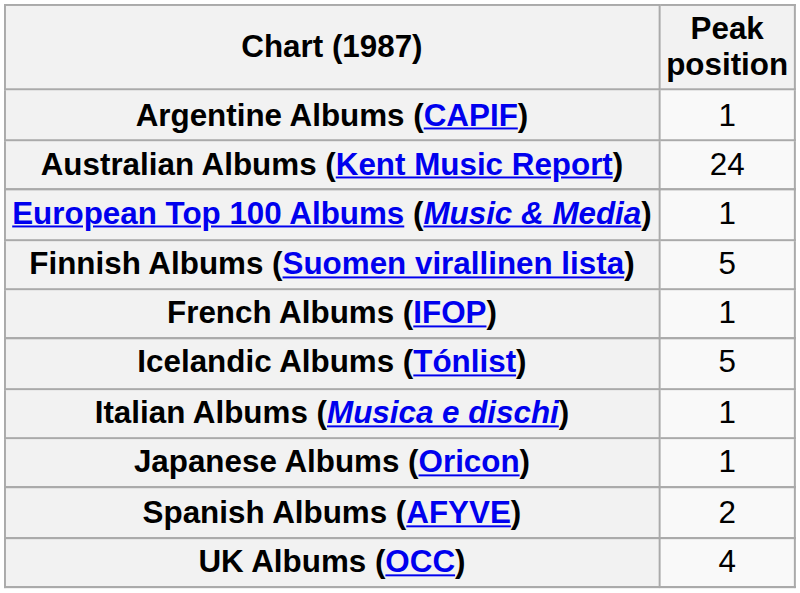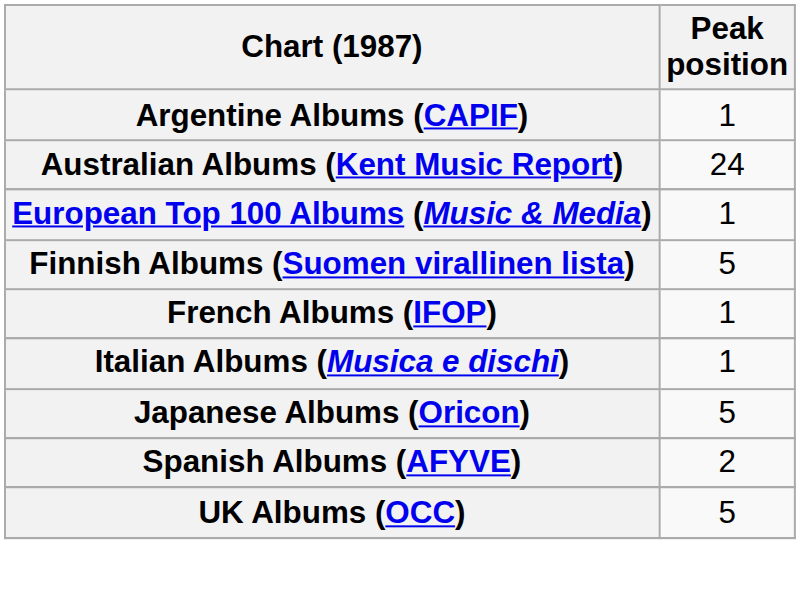- row: (332, 363)
(727, 462) 1 -> (727, 412) 5
(727, 561) 4 -> (727, 512) 5
